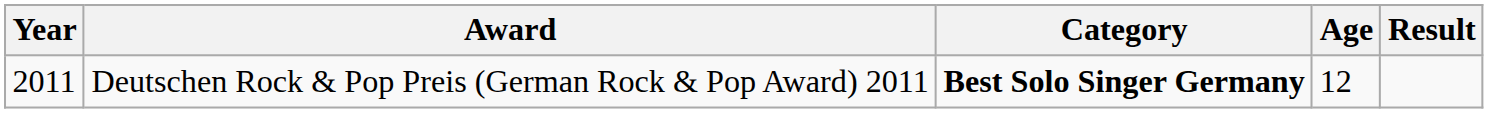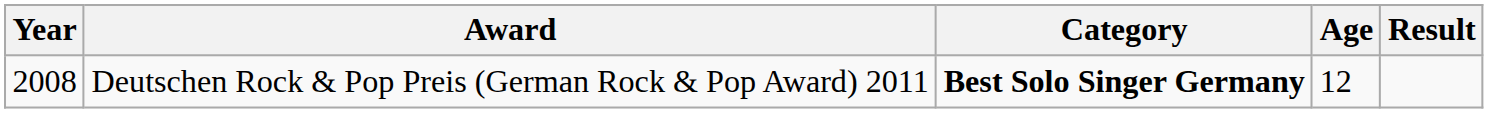(44, 81) 2011 -> (45, 81) 2008
